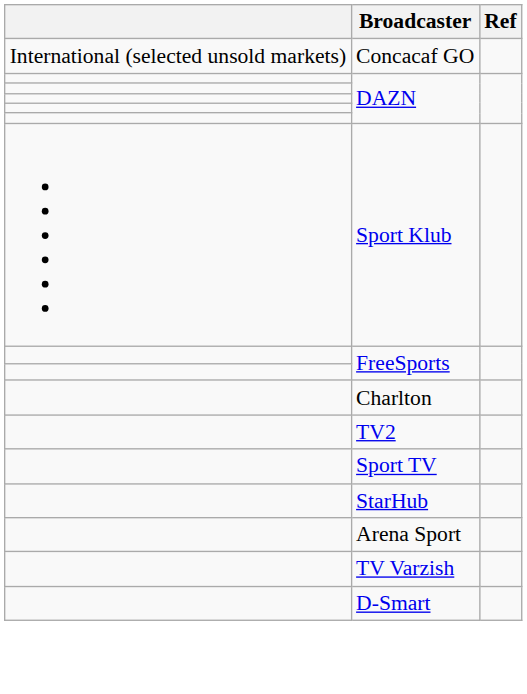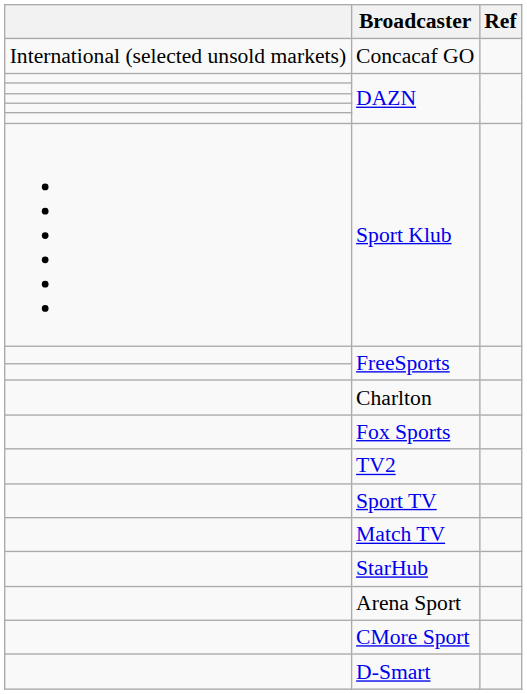+ row: (178, 432)
+ row: (178, 535)
+ row: (178, 637)
- row: (178, 569)
